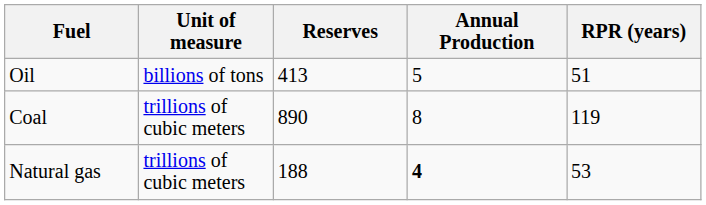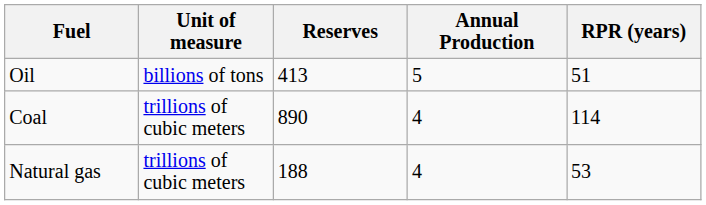(417, 117) 8 -> (417, 117) 4
(586, 117) 119 -> (586, 117) 114
(417, 171) bold -> (417, 171) normal
